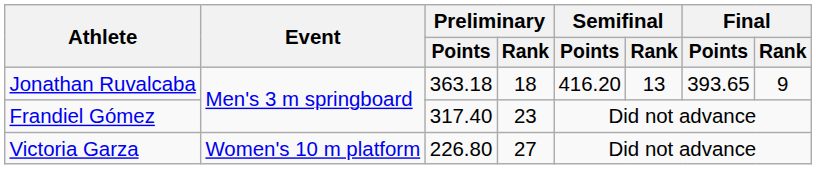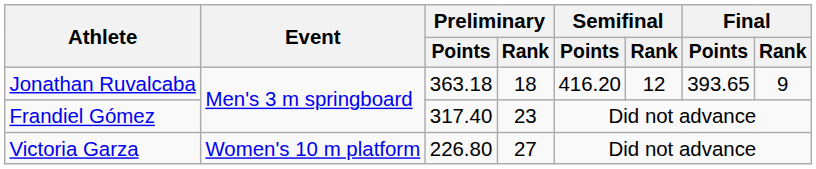(654, 84) 13 -> (654, 84) 12
